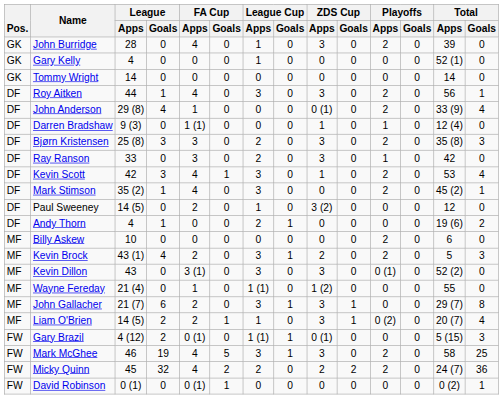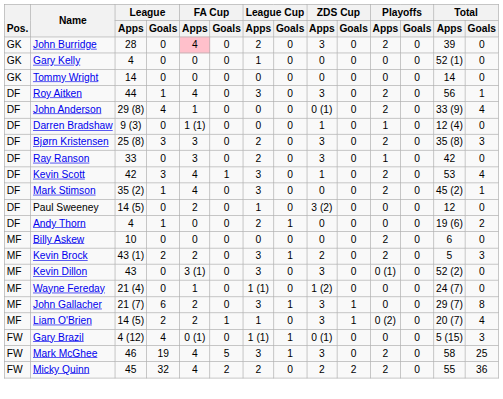(195, 45) no background -> (195, 45) pink background
(258, 45) 1 -> (258, 45) 2
(163, 256) 4 -> (163, 256) 2
(449, 288) 55 -> (449, 288) 24 (7)
(163, 337) 2 -> (163, 337) 4
(449, 369) 24 (7) -> (449, 369) 55
- row: (69, 386)
